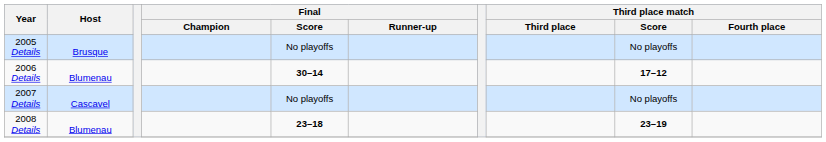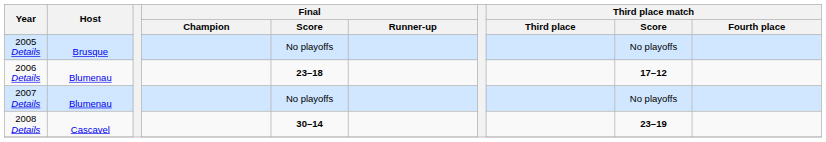(310, 73) 30–14 -> (310, 73) 23–18
(90, 104) Cascavel -> (90, 104) Blumenau
(90, 130) Blumenau -> (90, 130) Cascavel
(310, 124) 23–18 -> (310, 124) 30–14
